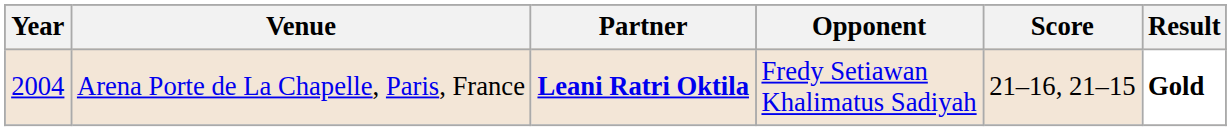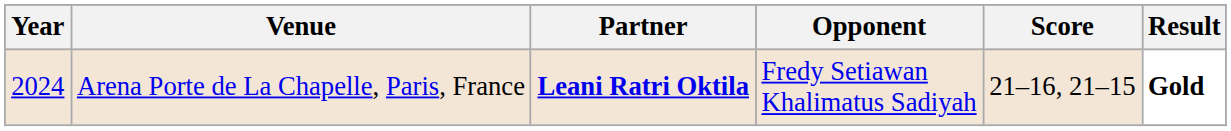(38, 86) 2004 -> (38, 86) 2024
